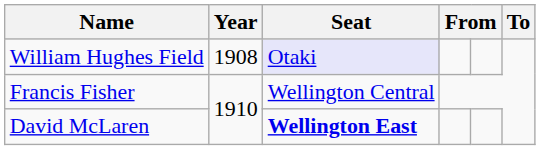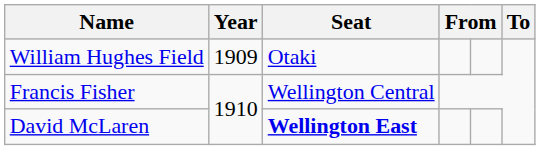(236, 56) 1908 -> (236, 56) 1909
(292, 56) lavender background -> (292, 56) no background
